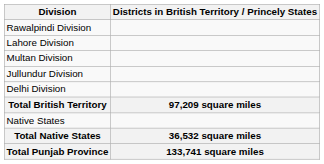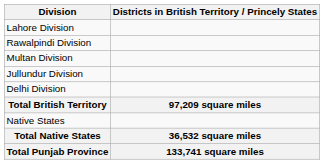rows swapped: (49, 27) <-> (40, 43)
